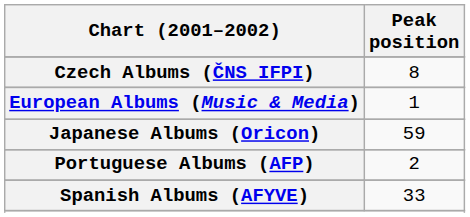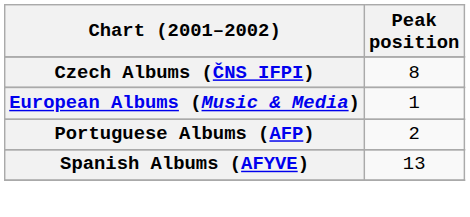- row: (185, 134)
(414, 195) 33 -> (414, 165) 13
